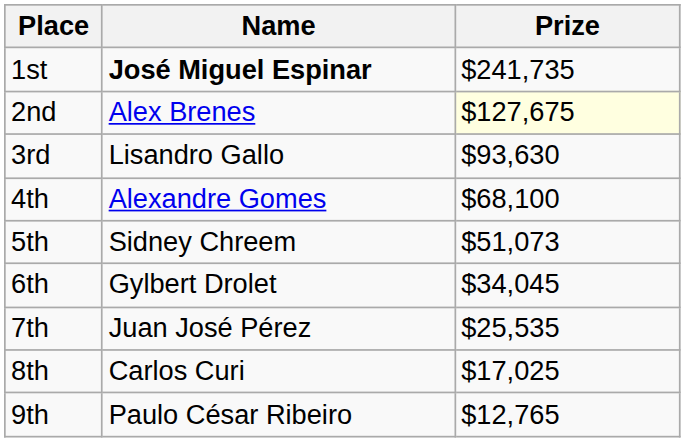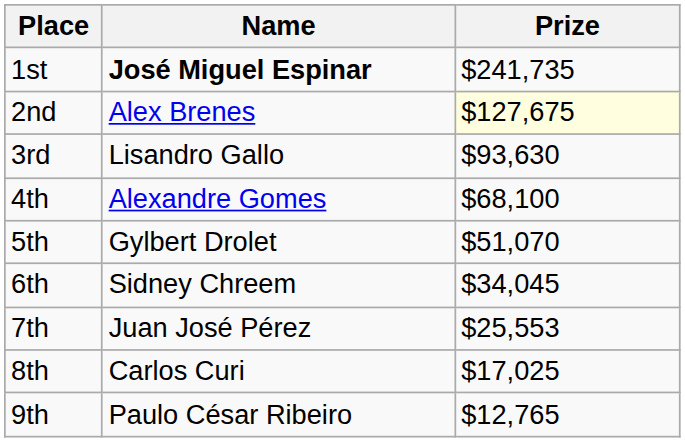(202, 241) Sidney Chreem -> (193, 241) Gylbert Drolet
(510, 241) $51,073 -> (510, 241) $51,070
(193, 284) Gylbert Drolet -> (202, 284) Sidney Chreem
(510, 328) $25,535 -> (510, 328) $25,553
